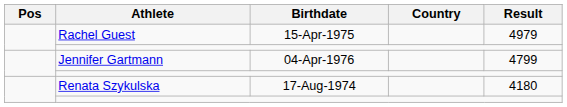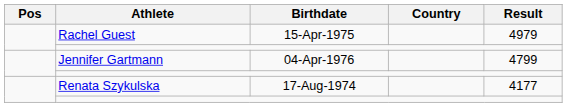(523, 86) 4180 -> (523, 86) 4177
